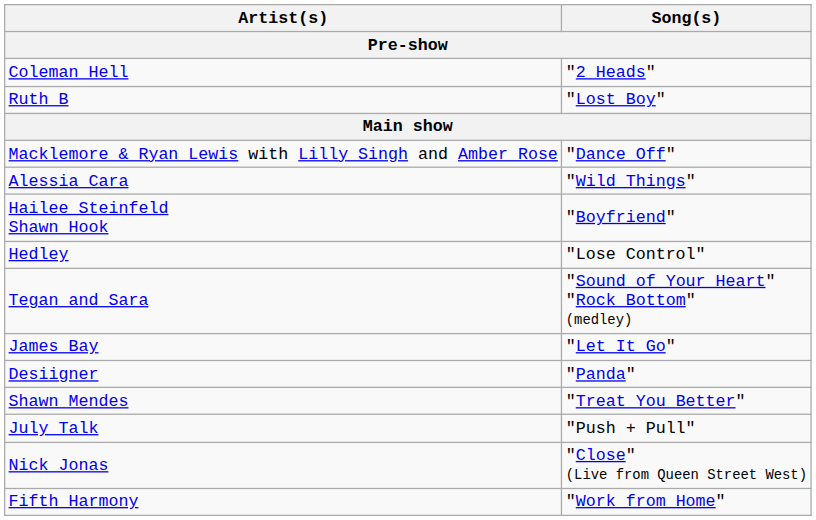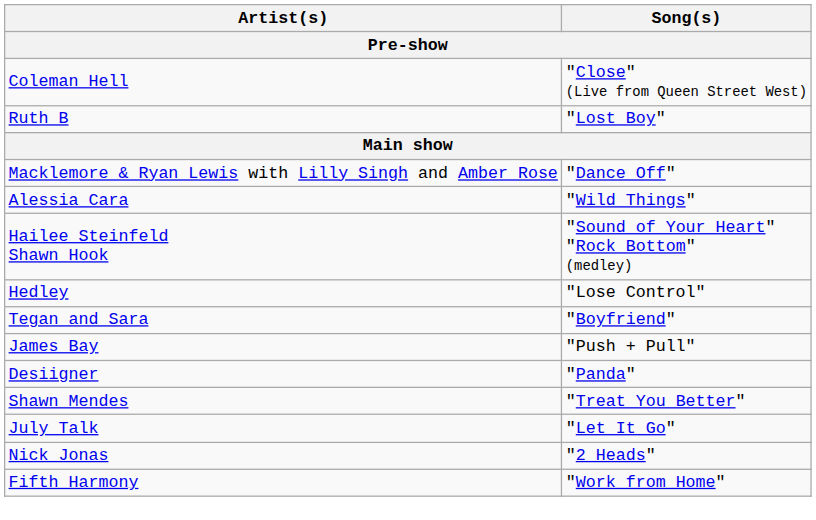(611, 72) "2 Heads" -> (686, 81) "Close" (Live from Queen Street West)
(621, 218) "Boyfriend" -> (671, 246) "Sound of Your Heart" "Rock Bottom" (medley)
(671, 300) "Sound of Your Heart" "Rock Bottom" (medley) -> (621, 320) "Boyfriend"
(621, 347) "Let It Go" -> (631, 347) "Push + Pull"
(631, 428) "Push + Pull" -> (621, 428) "Let It Go"
(686, 464) "Close" (Live from Queen Street West) -> (611, 455) "2 Heads"
